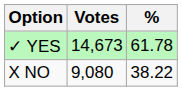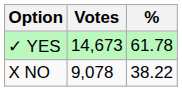(92, 72) 9,080 -> (92, 72) 9,078
